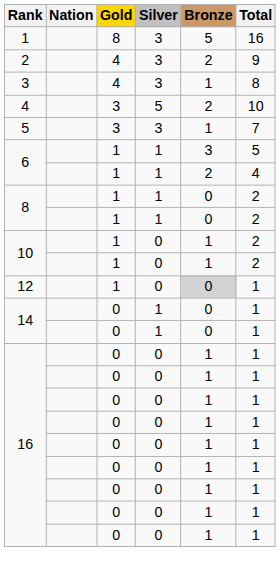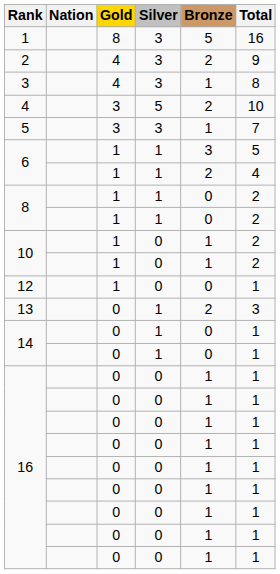(208, 286) lightgrey background -> (208, 286) no background
+ row: (25, 309)
